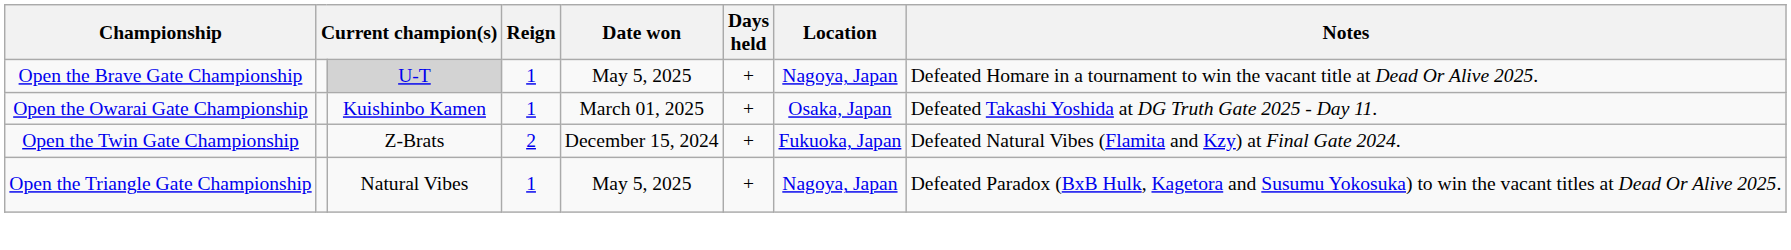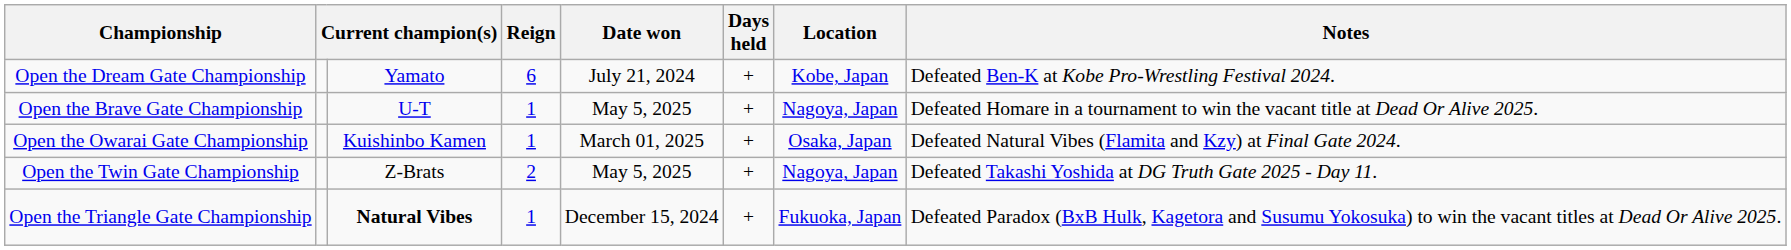+ row: (161, 75)
(414, 75) lightgrey background -> (414, 107) no background
(1144, 107) Defeated Takashi Yoshida at DG Truth Gate 2025 - Day 11. -> (1156, 140) Defeated Natural Vibes (Flamita and Kzy) at Final Gate 2024.
(642, 140) December 15, 2024 -> (642, 172) May 5, 2025
(840, 140) Fukuoka, Japan -> (840, 172) Nagoya, Japan
(1156, 140) Defeated Natural Vibes (Flamita and Kzy) at Final Gate 2024. -> (1144, 172) Defeated Takashi Yoshida at DG Truth Gate 2025 - Day 11.
(414, 184) normal -> (414, 216) bold
(642, 184) May 5, 2025 -> (642, 216) December 15, 2024
(840, 184) Nagoya, Japan -> (840, 216) Fukuoka, Japan
